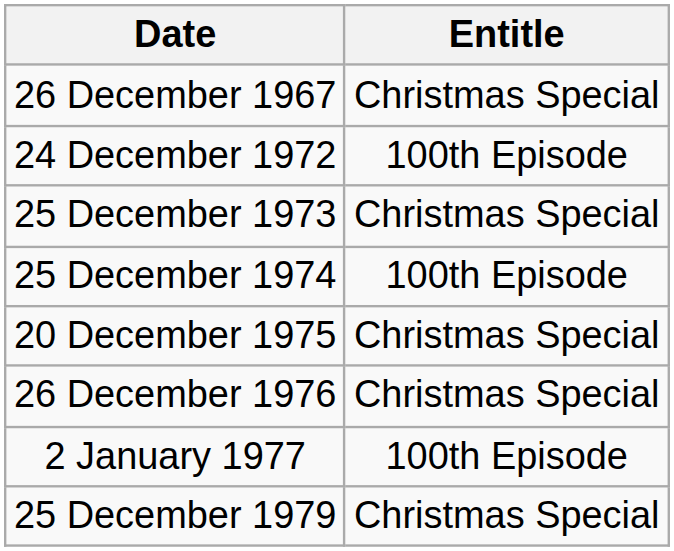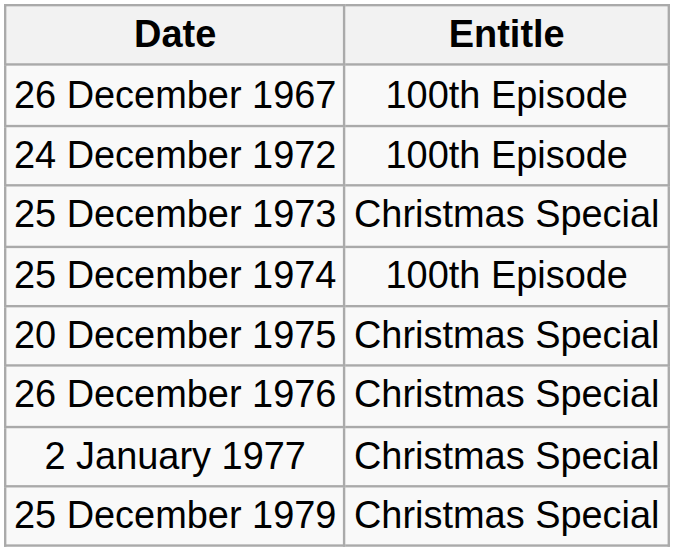(507, 94) Christmas Special -> (507, 94) 100th Episode
(507, 455) 100th Episode -> (507, 455) Christmas Special
